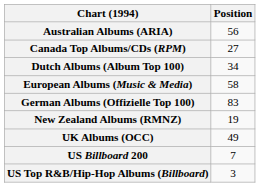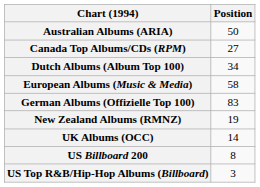(233, 31) 56 -> (233, 31) 50
(233, 137) 49 -> (233, 137) 14
(233, 155) 7 -> (233, 155) 8
